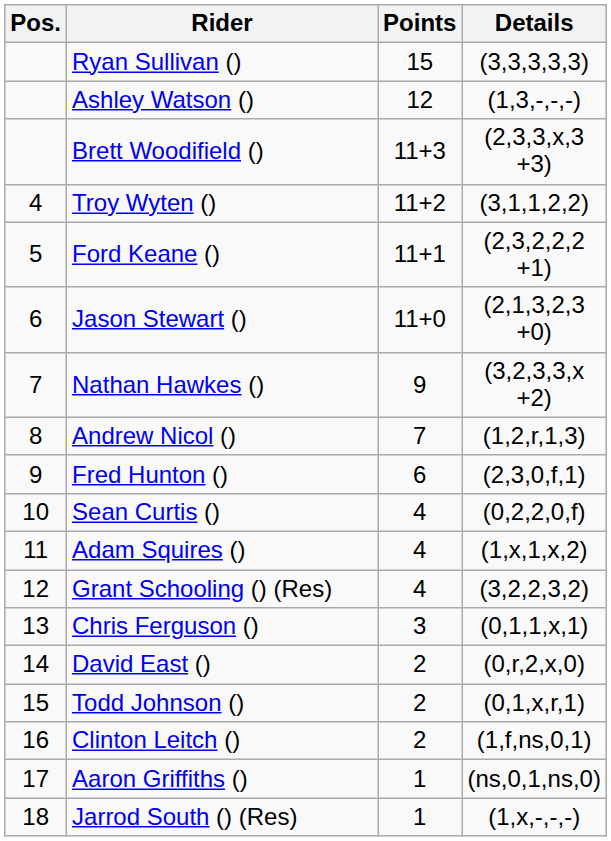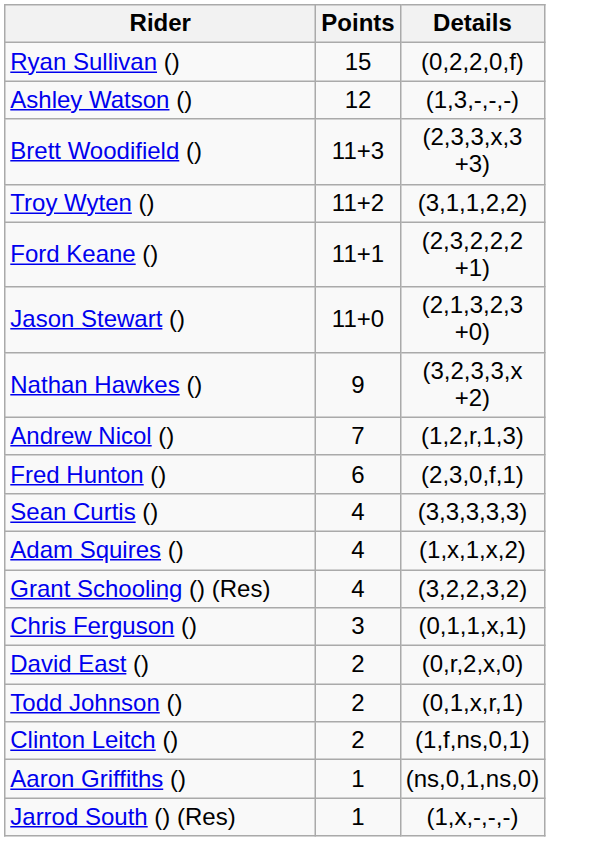- column: (36, 23)
(534, 61) (3,3,3,3,3) -> (472, 61) (0,2,2,0,f)
(534, 512) (0,2,2,0,f) -> (472, 512) (3,3,3,3,3)
